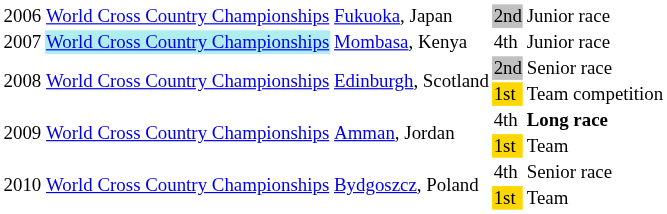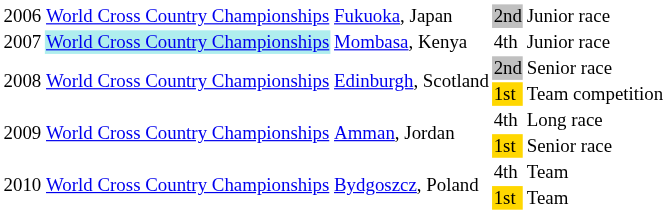(567, 119) bold -> (565, 119) normal
(548, 145) Team -> (569, 145) Senior race
(569, 171) Senior race -> (548, 171) Team
